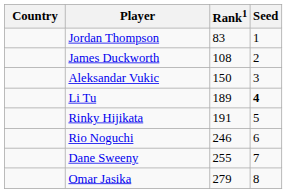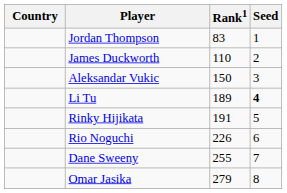(222, 58) 108 -> (222, 58) 110
(222, 138) 246 -> (222, 138) 226
